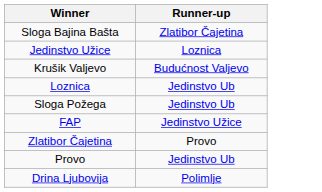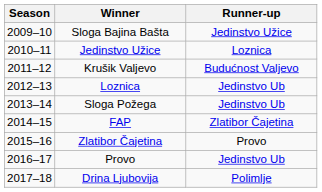+ column: (29, 13)
(201, 31) Zlatibor Čajetina -> (251, 31) Jedinstvo Užice
(201, 123) Jedinstvo Užice -> (251, 123) Zlatibor Čajetina
